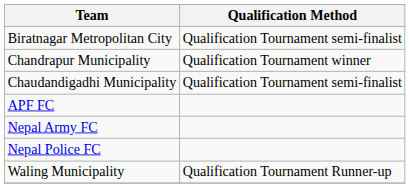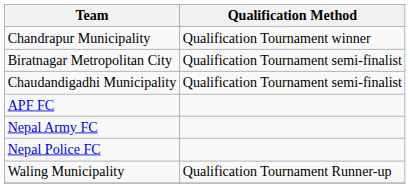rows swapped: (90, 37) <-> (79, 60)
